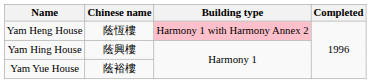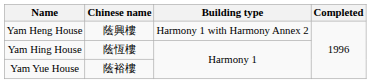(120, 30) 蔭恆樓 -> (120, 30) 蔭興樓
(233, 31) pink background -> (233, 31) no background
(120, 49) 蔭興樓 -> (120, 49) 蔭恆樓
